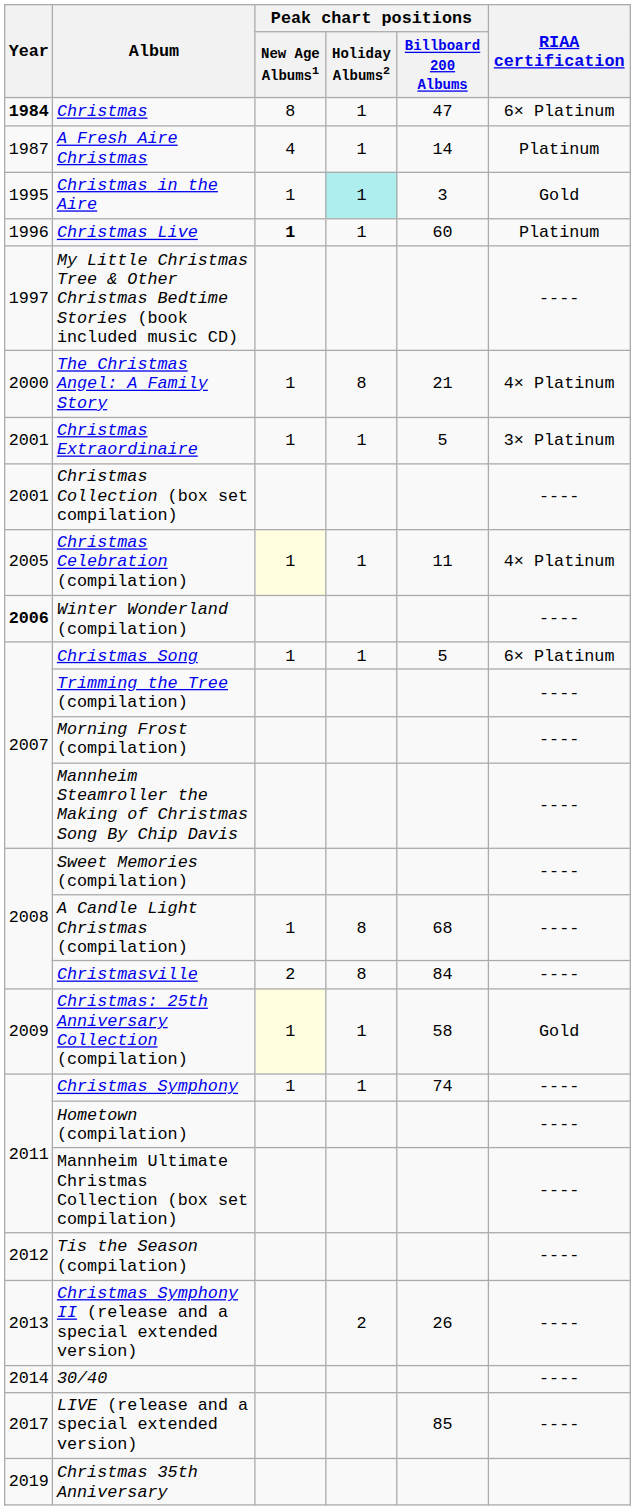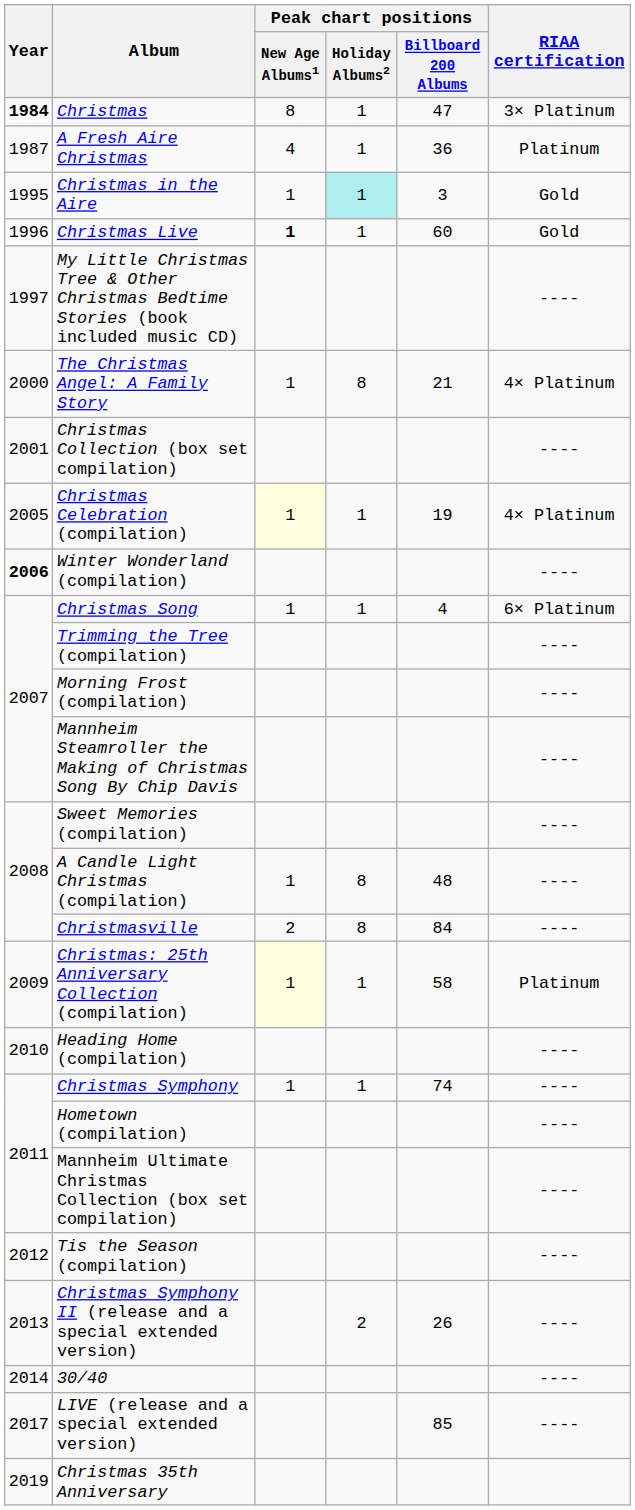(559, 112) 6× Platinum -> (559, 112) 3× Platinum
(443, 149) 14 -> (443, 149) 36
(559, 232) Platinum -> (559, 232) Gold
- row: (127, 440)
(443, 563) 11 -> (443, 516) 19
(443, 656) 5 -> (443, 609) 4
(443, 928) 68 -> (443, 881) 48
(559, 1031) Gold -> (559, 984) Platinum
+ row: (122, 1050)
